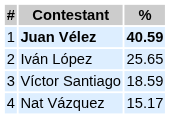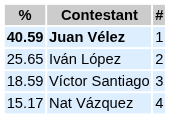columns swapped: (11, 14) <-> (145, 14)
